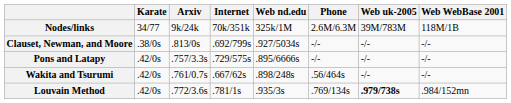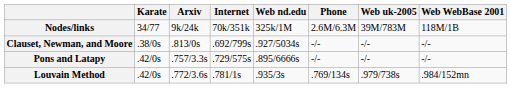- row: (69, 75)
(380, 91) bold -> (380, 75) normal
